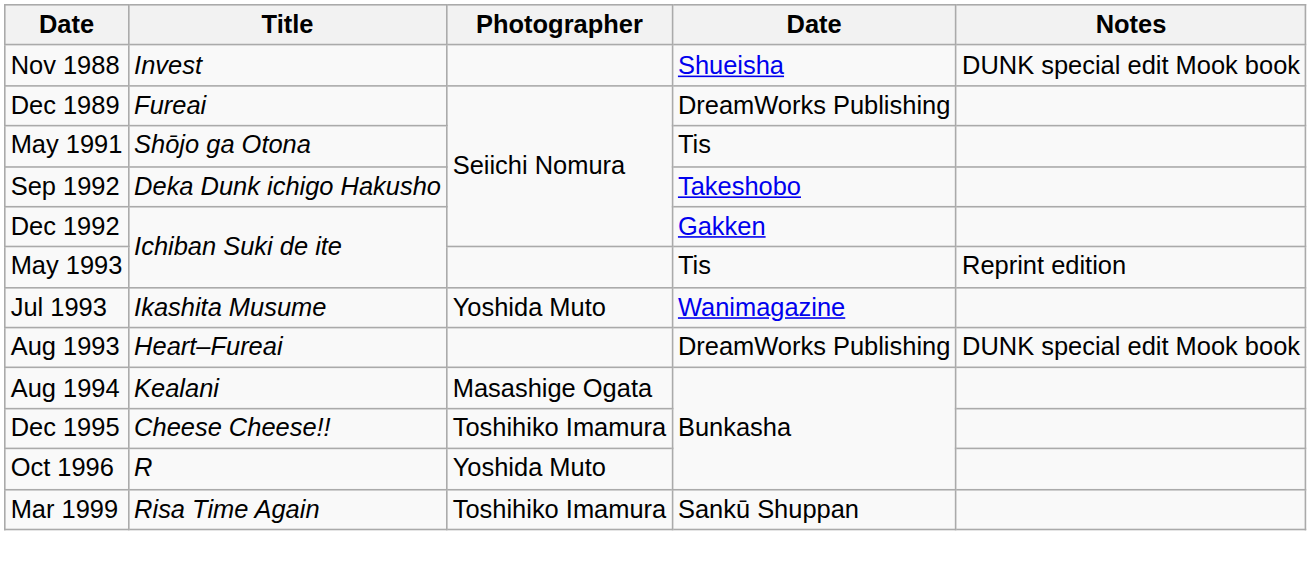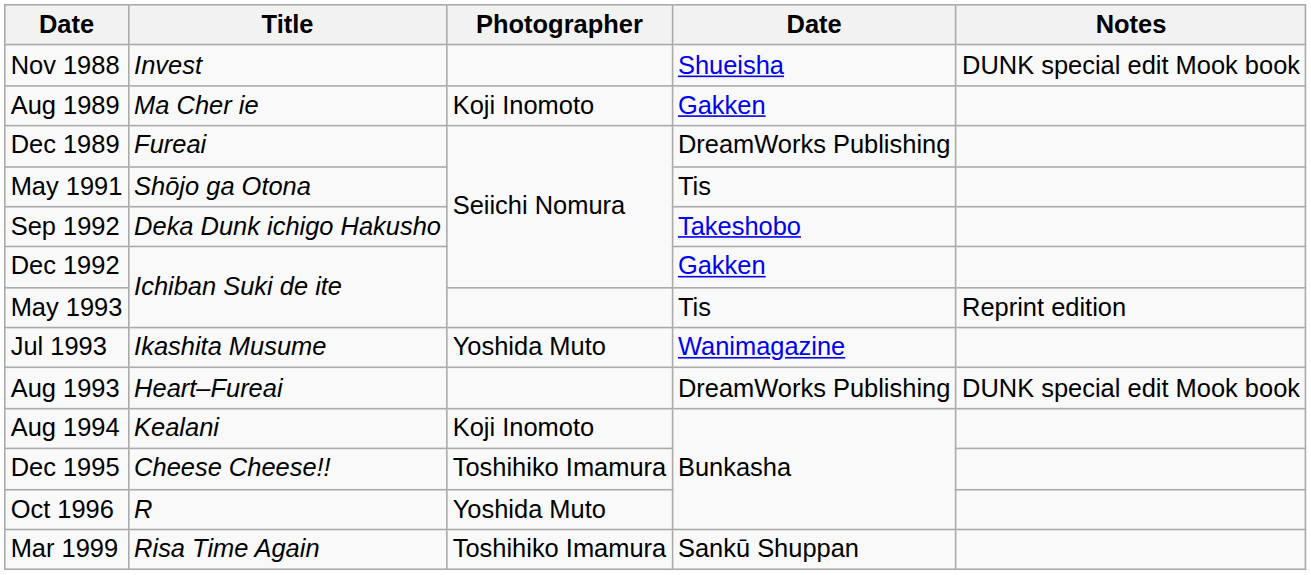+ row: (65, 105)
(552, 387) Masashige Ogata -> (523, 428) Koji Inomoto
